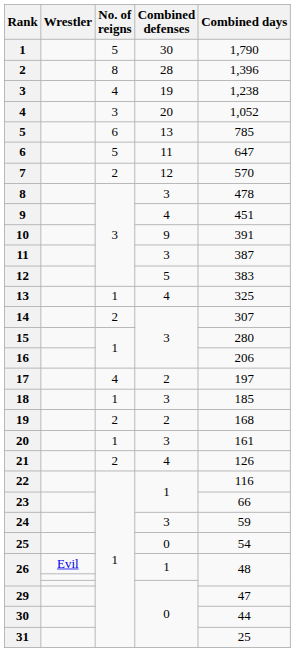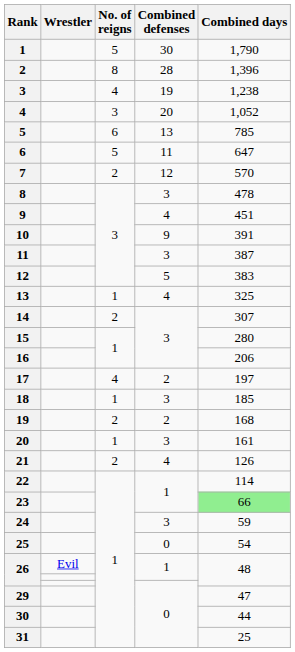(244, 481) 116 -> (244, 481) 114
(244, 502) no background -> (244, 502) lightgreen background
